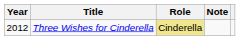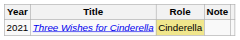(17, 27) 2012 -> (17, 27) 2021
